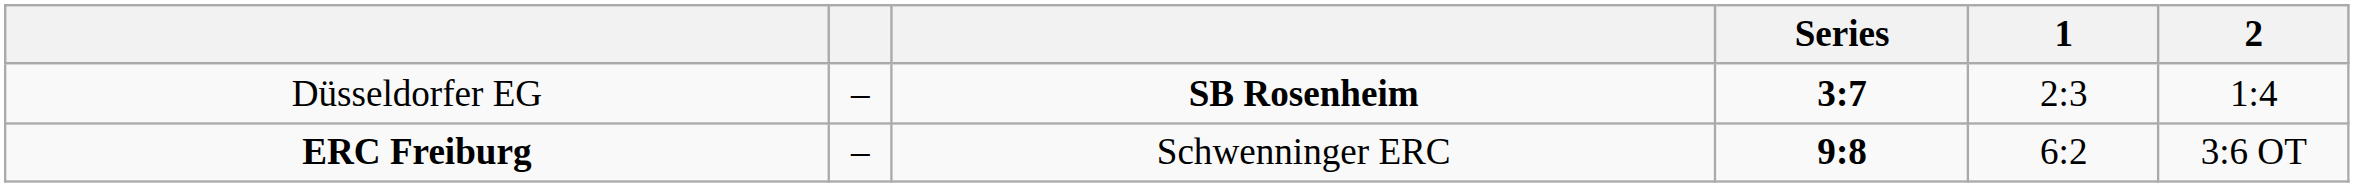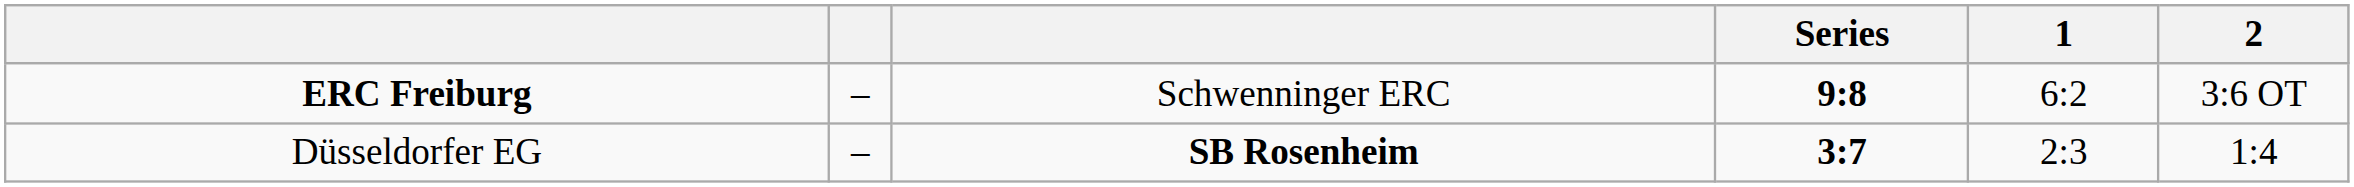rows swapped: (417, 92) <-> (417, 151)
